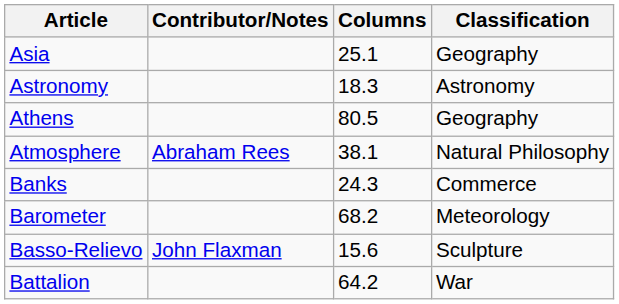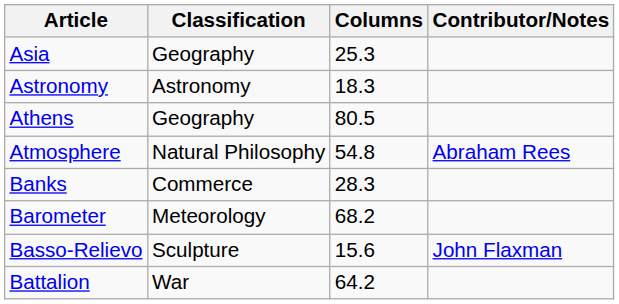columns swapped: (522, 20) <-> (240, 20)
(358, 53) 25.1 -> (355, 53) 25.3
(358, 151) 38.1 -> (355, 151) 54.8
(358, 184) 24.3 -> (355, 184) 28.3
